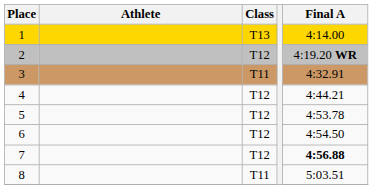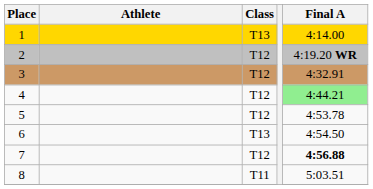(260, 74) T11 -> (260, 74) T12
(325, 94) no background -> (325, 94) lightgreen background
(260, 134) T12 -> (260, 134) T13
